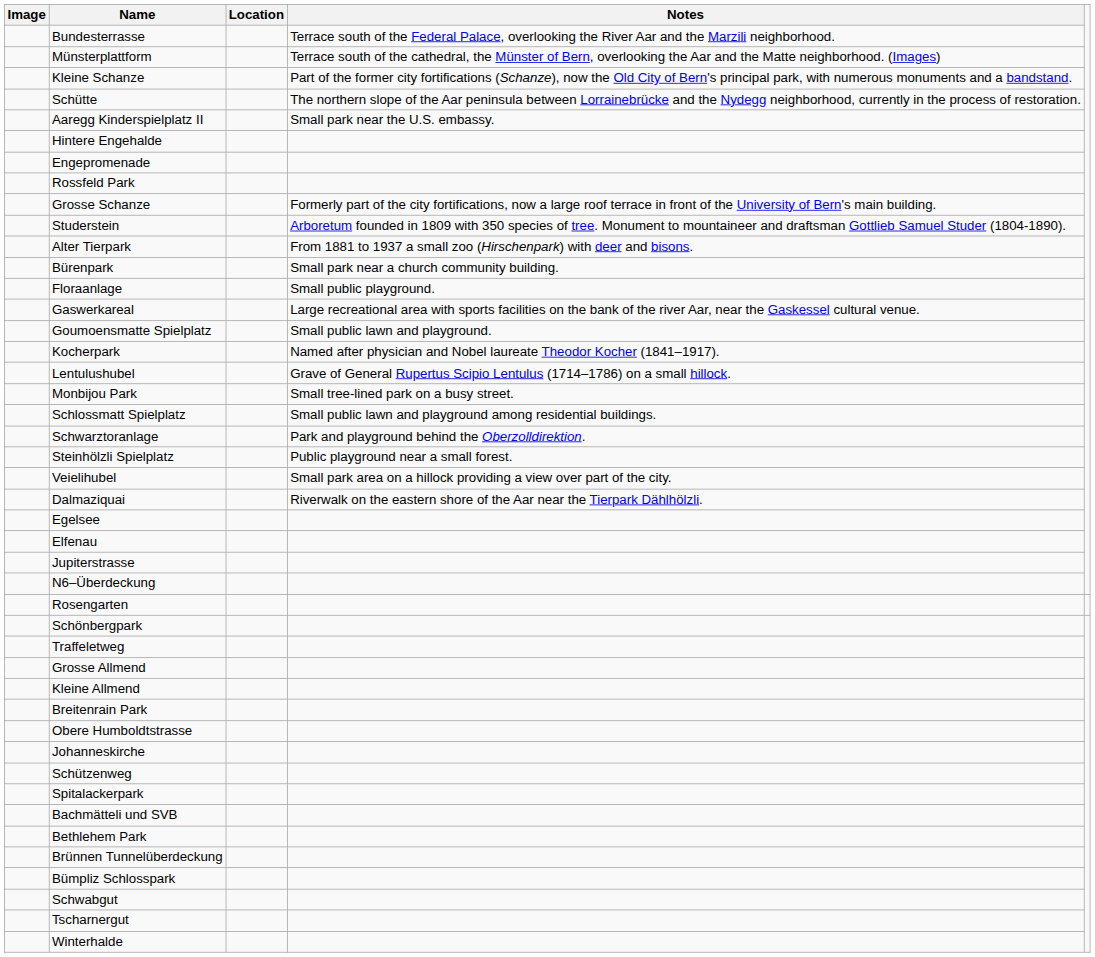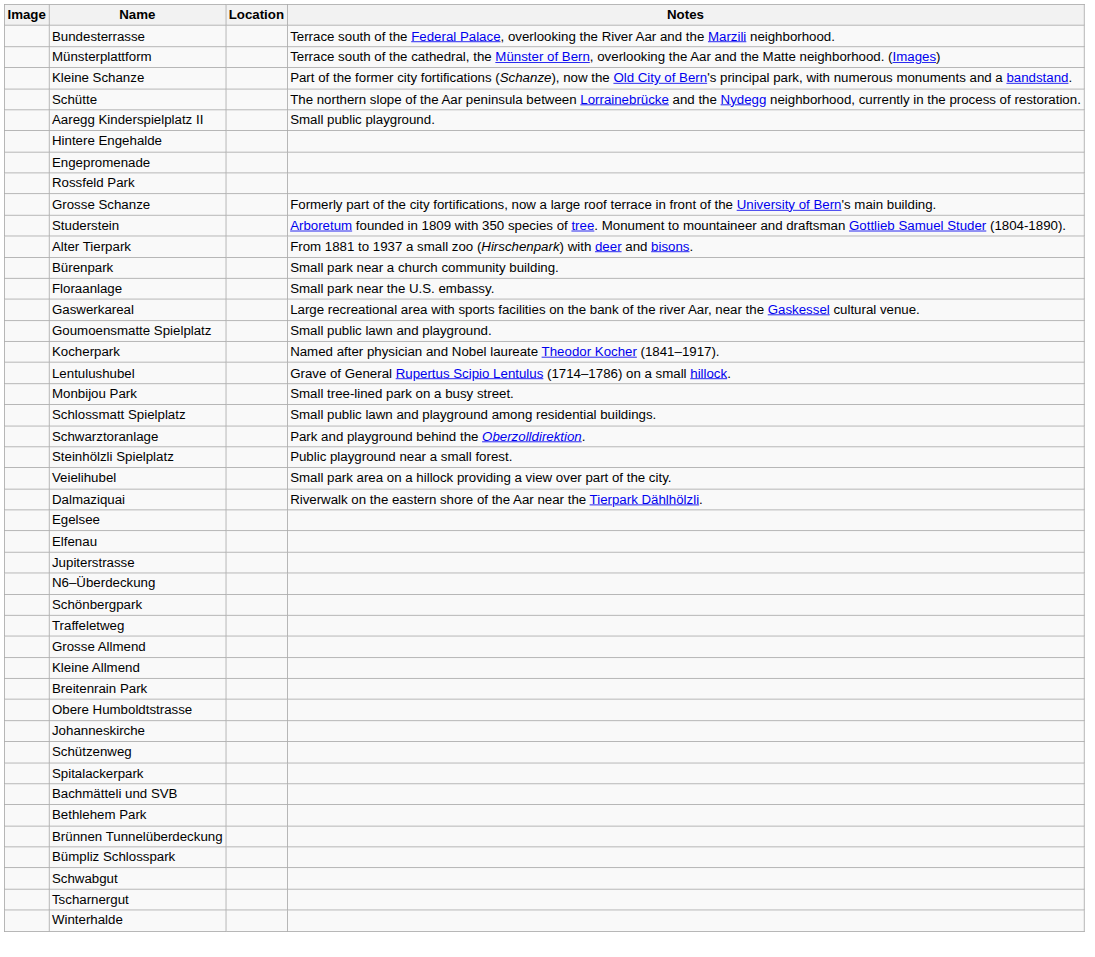(392, 120) Small park near the U.S. embassy. -> (362, 120) Small public playground.
(362, 288) Small public playground. -> (392, 288) Small park near the U.S. embassy.
- row: (90, 604)
